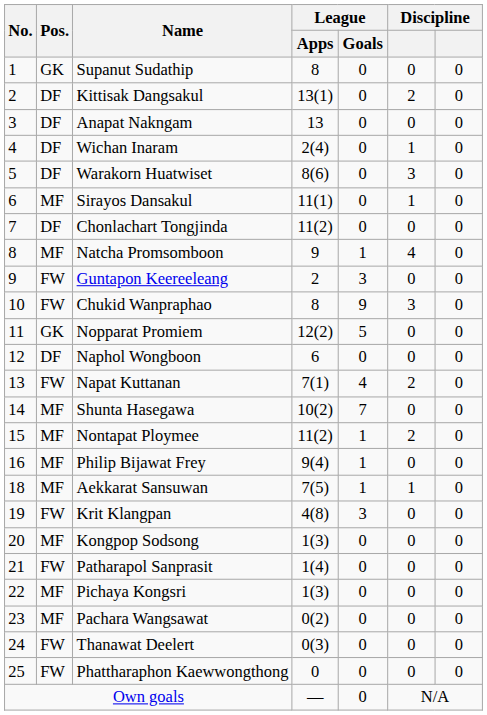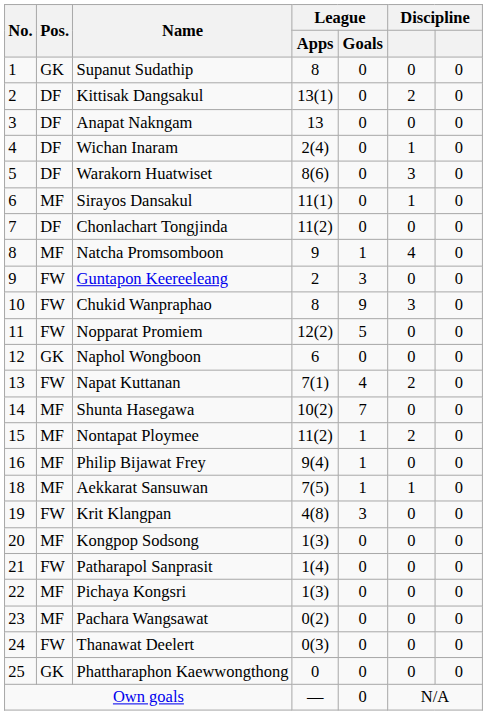(52, 331) GK -> (53, 331) FW
(51, 357) DF -> (52, 357) GK
(53, 670) FW -> (52, 670) GK
